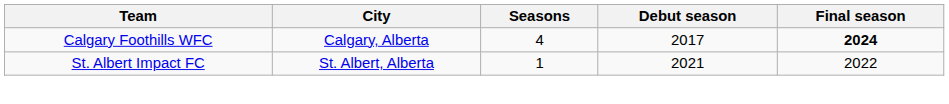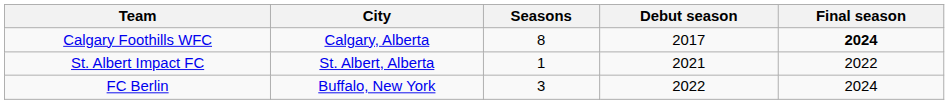(540, 39) 4 -> (541, 39) 8
+ row: (138, 87)
